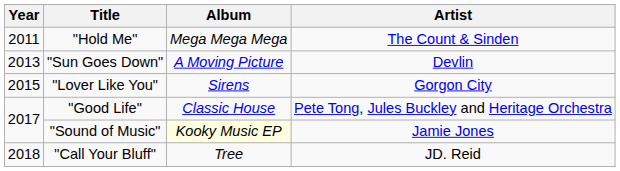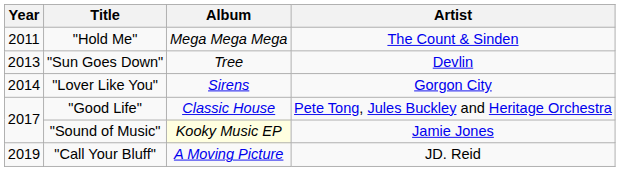(229, 62) A Moving Picture -> (229, 62) Tree
(24, 85) 2015 -> (24, 85) 2014
(24, 154) 2018 -> (24, 154) 2019
(229, 154) Tree -> (229, 154) A Moving Picture
